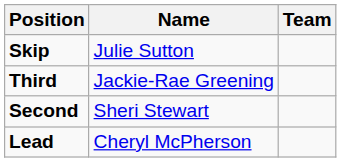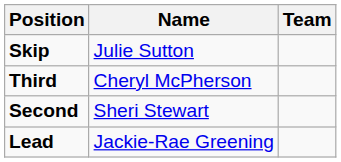(184, 80) Jackie-Rae Greening -> (173, 80) Cheryl McPherson
(173, 141) Cheryl McPherson -> (184, 141) Jackie-Rae Greening
